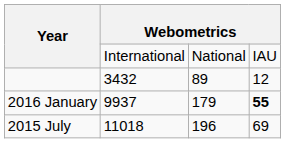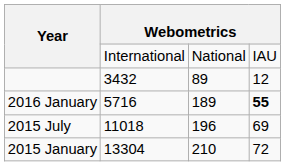(120, 102) 9937 -> (120, 102) 5716
(204, 102) 179 -> (204, 102) 189
+ row: (52, 149)
